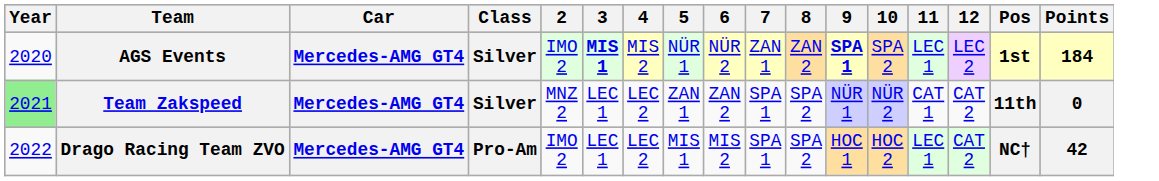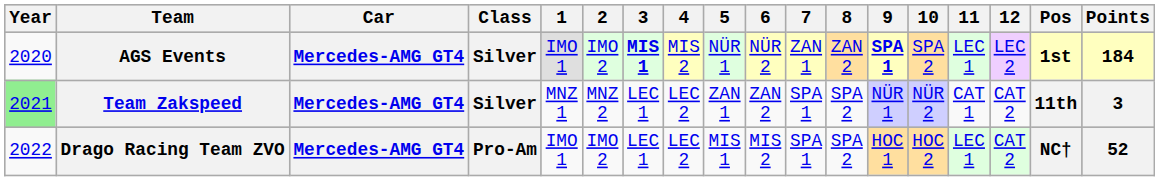+ column: (562, 19)
(1077, 104) 0 -> (1118, 104) 3
(1077, 151) 42 -> (1118, 151) 52
